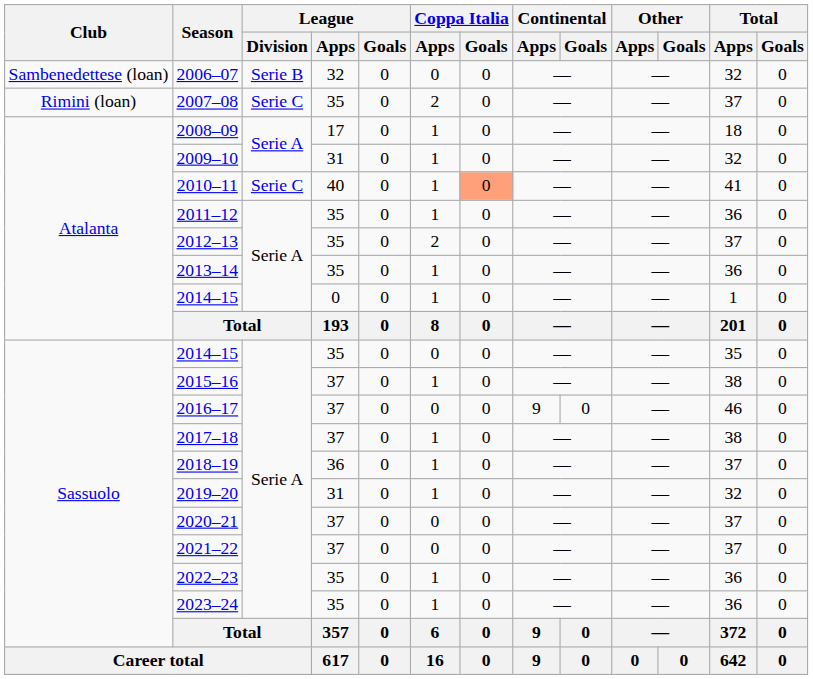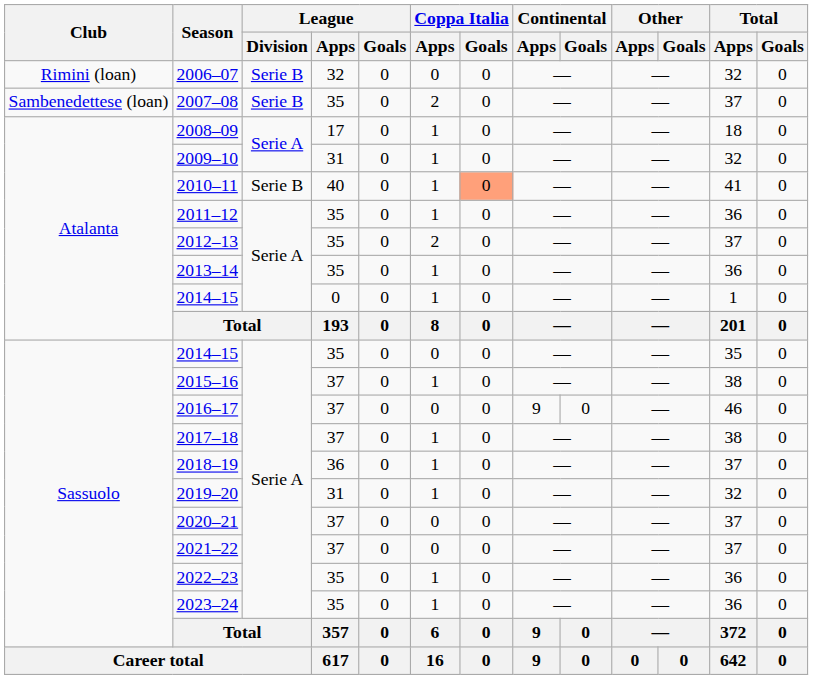(89, 74) Sambenedettese (loan) -> (89, 74) Rimini (loan)
(89, 102) Rimini (loan) -> (89, 102) Sambenedettese (loan)
(277, 102) Serie C -> (277, 102) Serie B
(277, 185) Serie C -> (277, 185) Serie B
